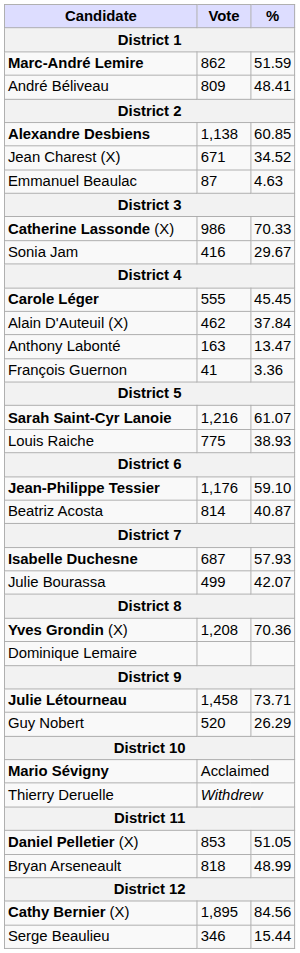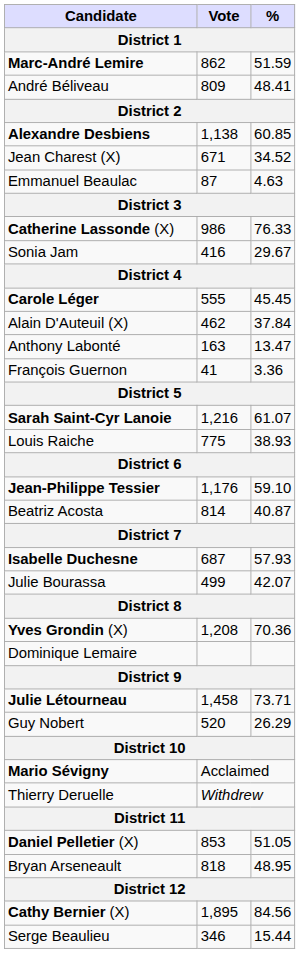(273, 228) 70.33 -> (273, 228) 76.33
(273, 865) 48.99 -> (273, 865) 48.95
